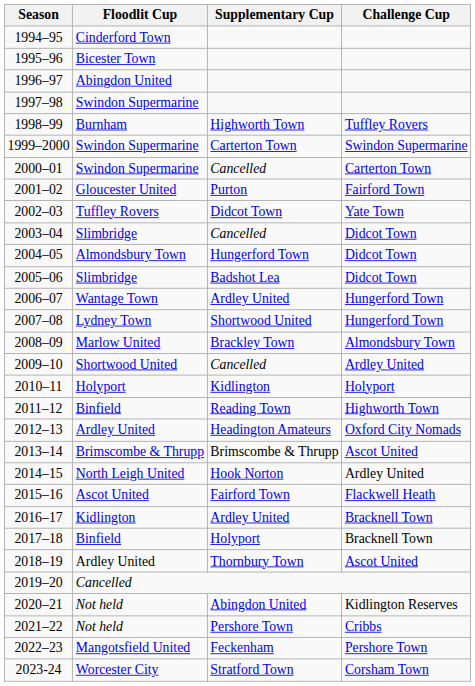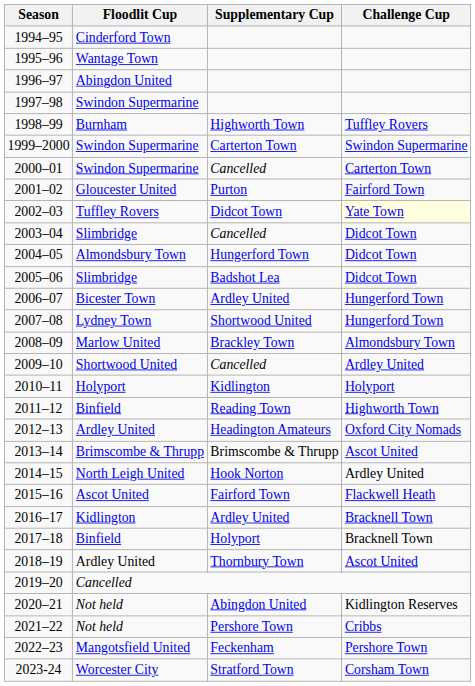(116, 59) Bicester Town -> (117, 59) Wantage Town
(374, 211) no background -> (374, 211) lightyellow background
(117, 299) Wantage Town -> (116, 299) Bicester Town
